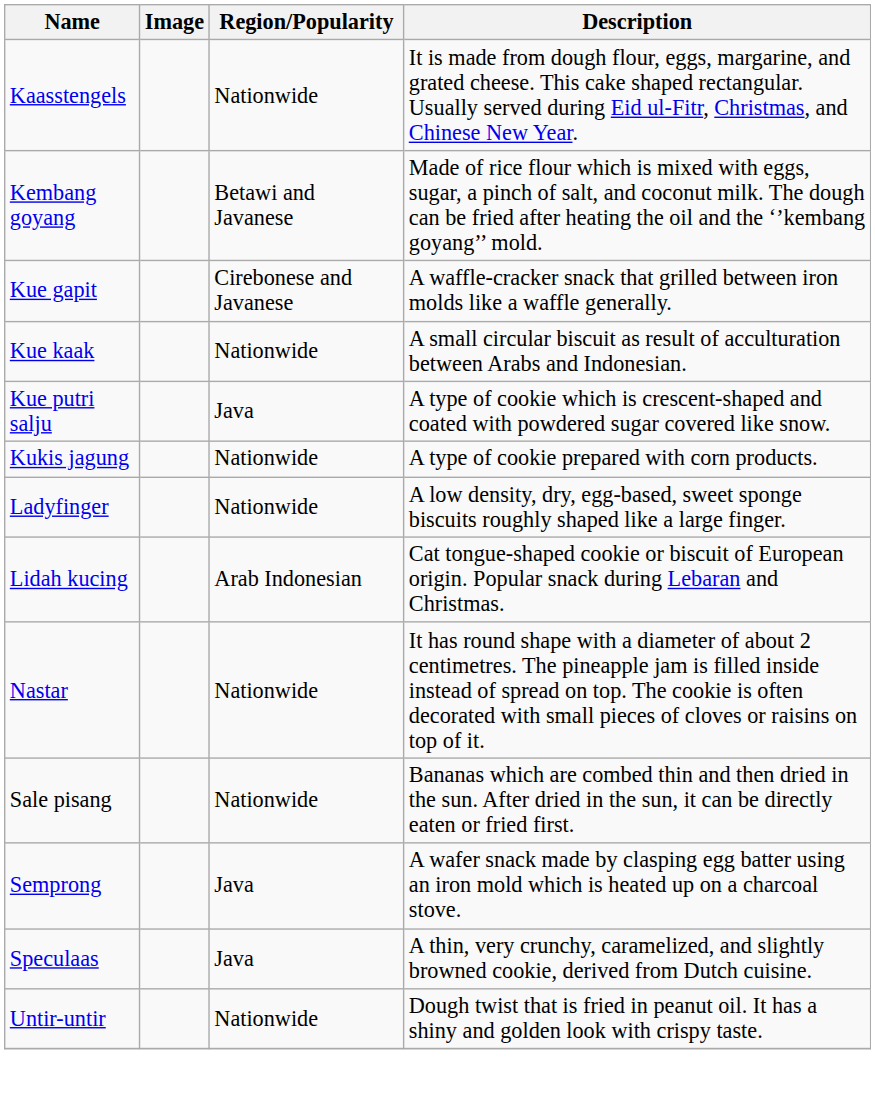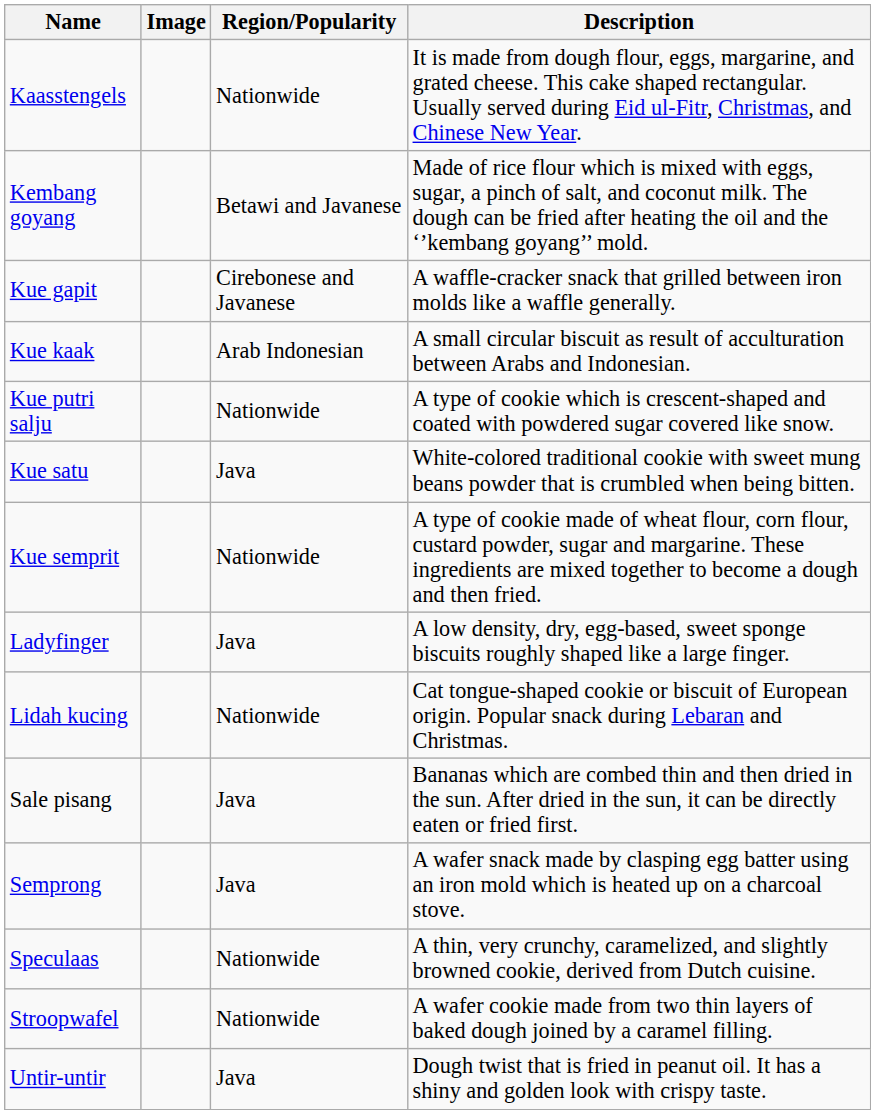(266, 350) Nationwide -> (290, 350) Arab Indonesian
(234, 411) Java -> (268, 411) Nationwide
+ row: (49, 471)
+ row: (64, 556)
- row: (69, 458)
(266, 506) Nationwide -> (236, 642) Java
(288, 579) Arab Indonesian -> (268, 714) Nationwide
- row: (39, 689)
(266, 800) Nationwide -> (236, 800) Java
(234, 958) Java -> (268, 958) Nationwide
+ row: (64, 1018)
(266, 1018) Nationwide -> (236, 1078) Java
